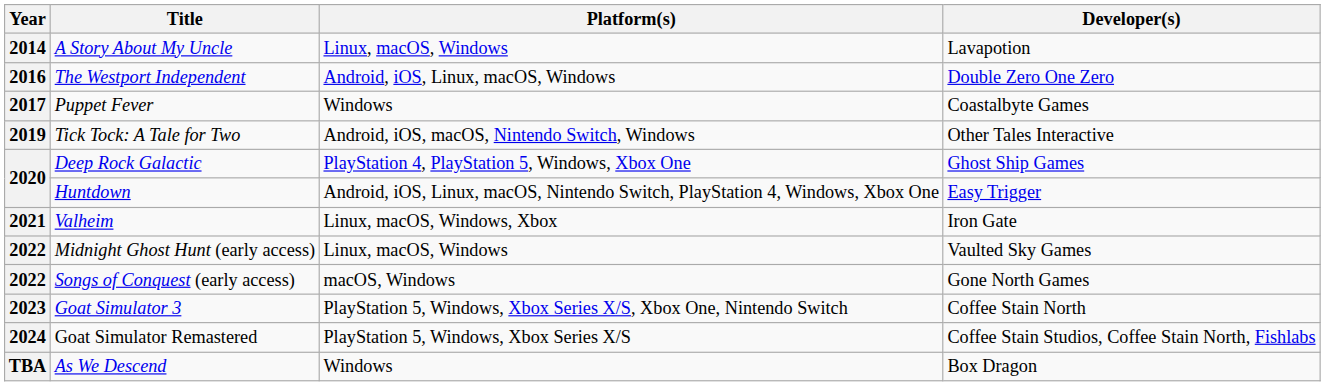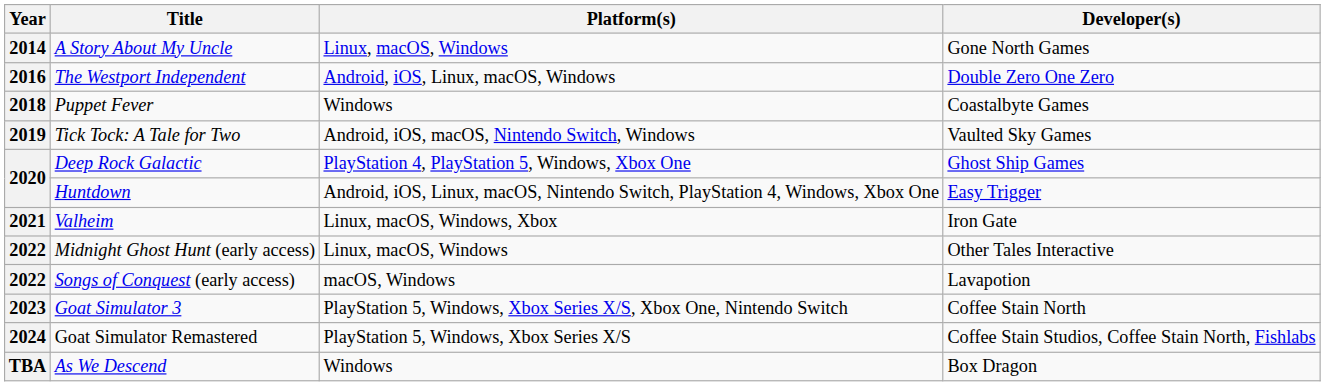(989, 47) Lavapotion -> (1018, 47) Gone North Games
(28, 105) 2017 -> (28, 105) 2018
(1031, 134) Other Tales Interactive -> (1019, 134) Vaulted Sky Games
(1019, 250) Vaulted Sky Games -> (1031, 250) Other Tales Interactive
(1018, 279) Gone North Games -> (989, 279) Lavapotion
